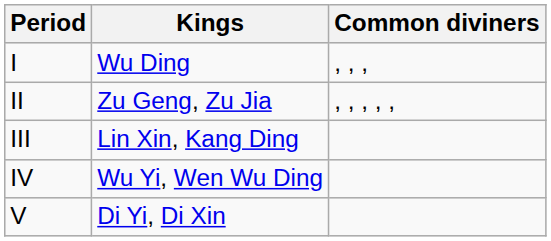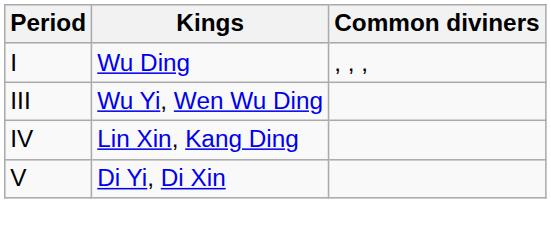- row: (17, 100)
(198, 139) Lin Xin, Kang Ding -> (210, 100) Wu Yi, Wen Wu Ding
(210, 178) Wu Yi, Wen Wu Ding -> (198, 139) Lin Xin, Kang Ding
